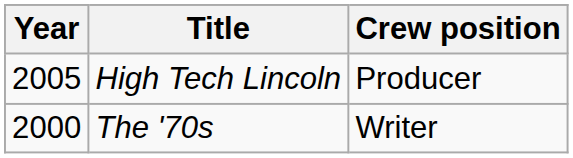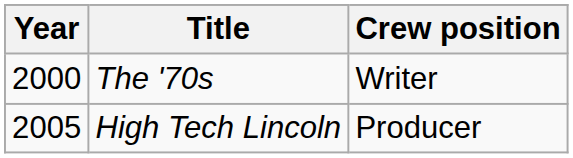rows swapped: (155, 127) <-> (218, 78)
